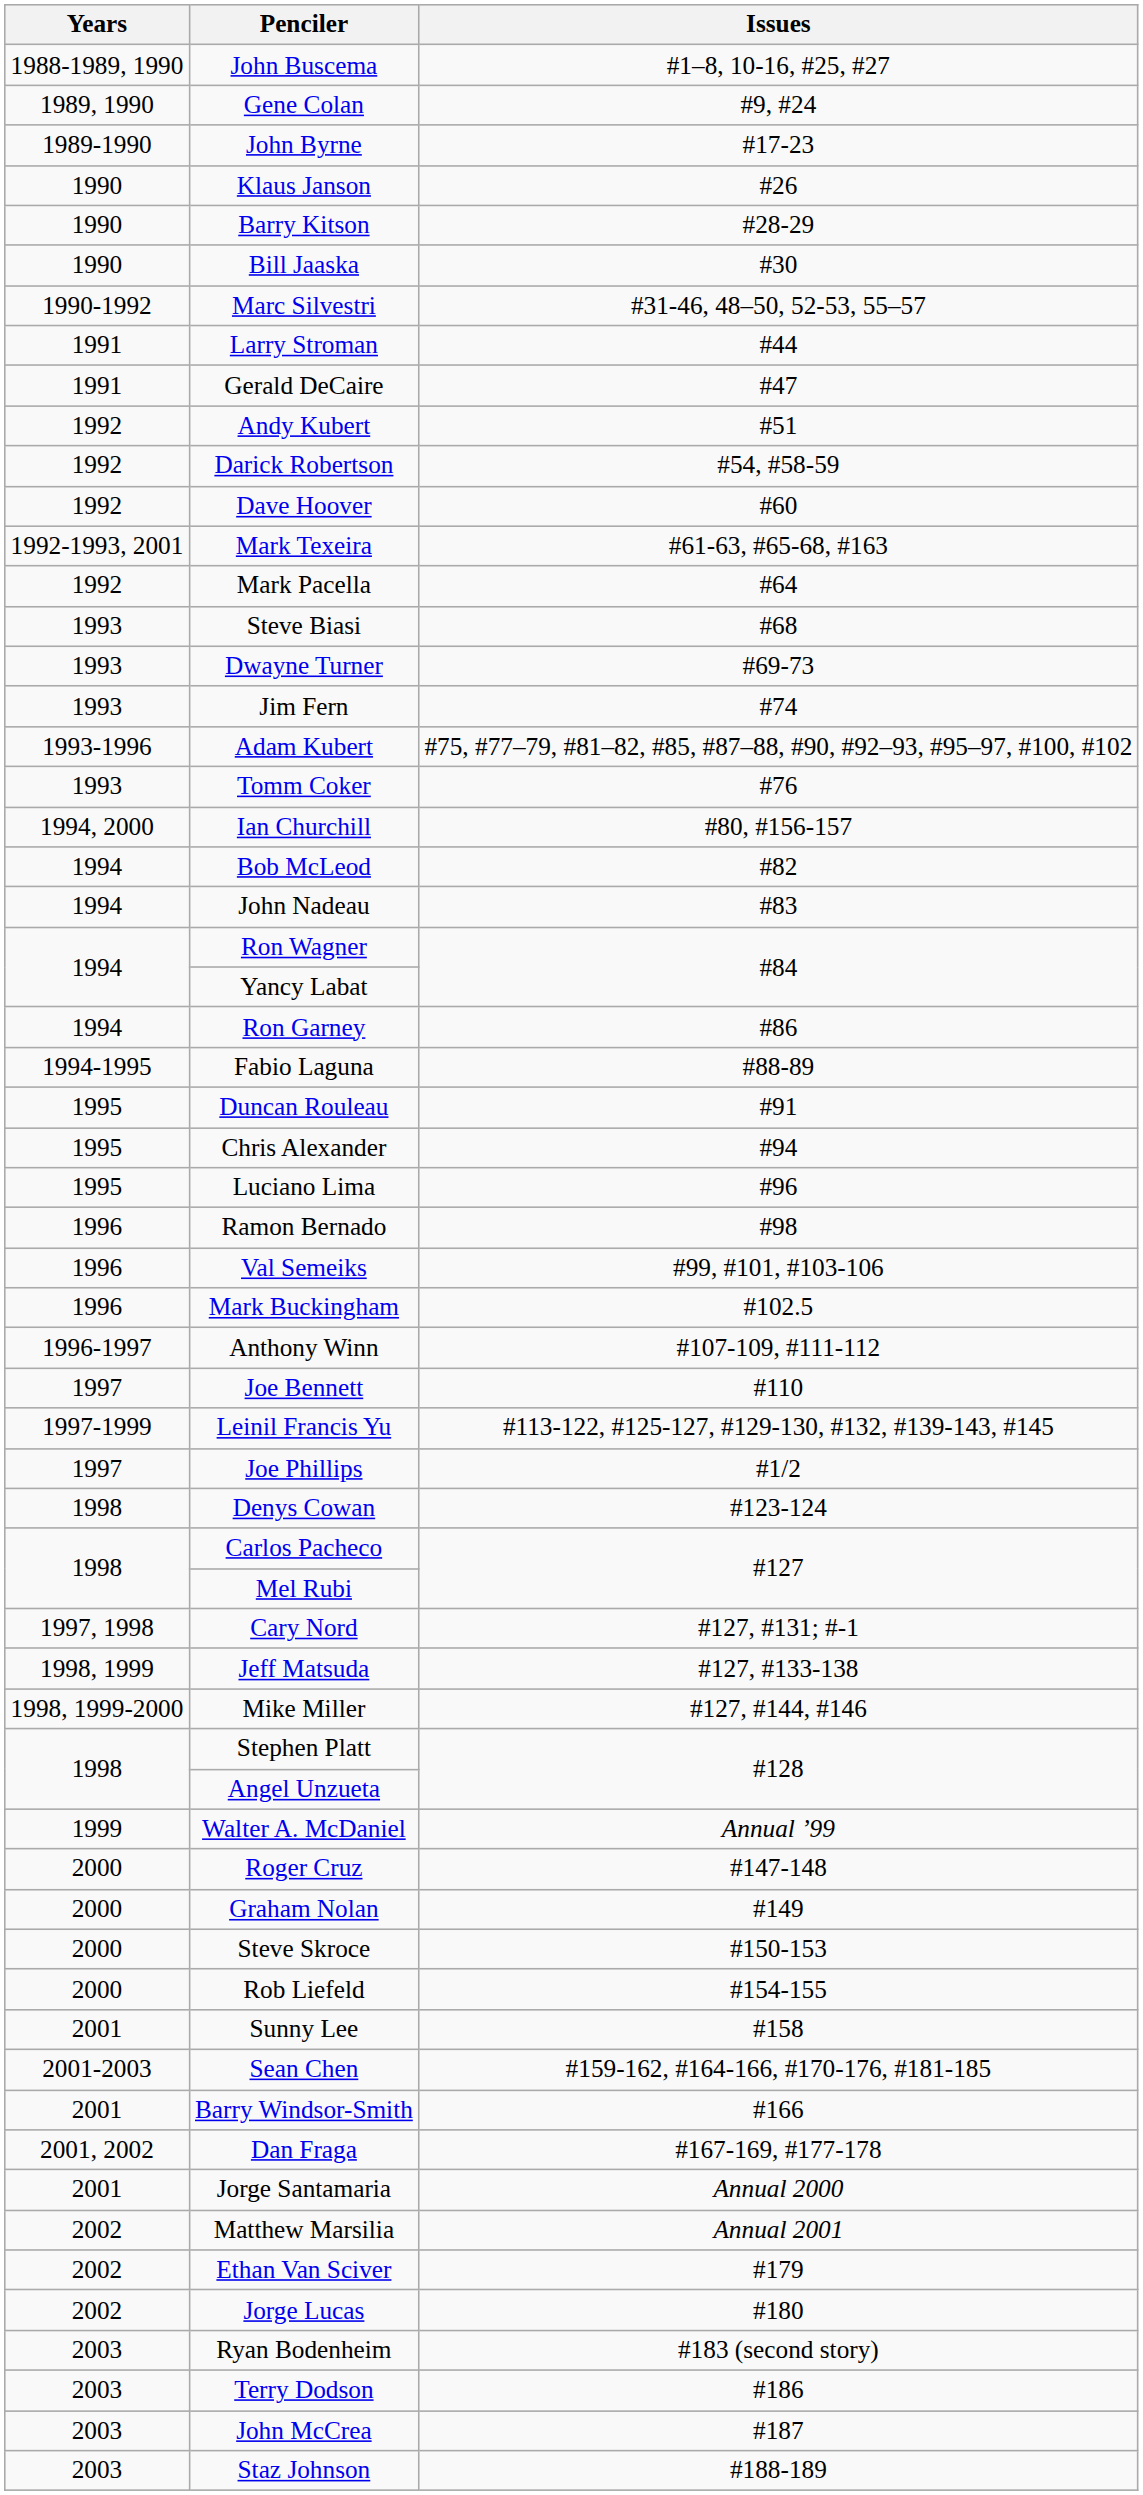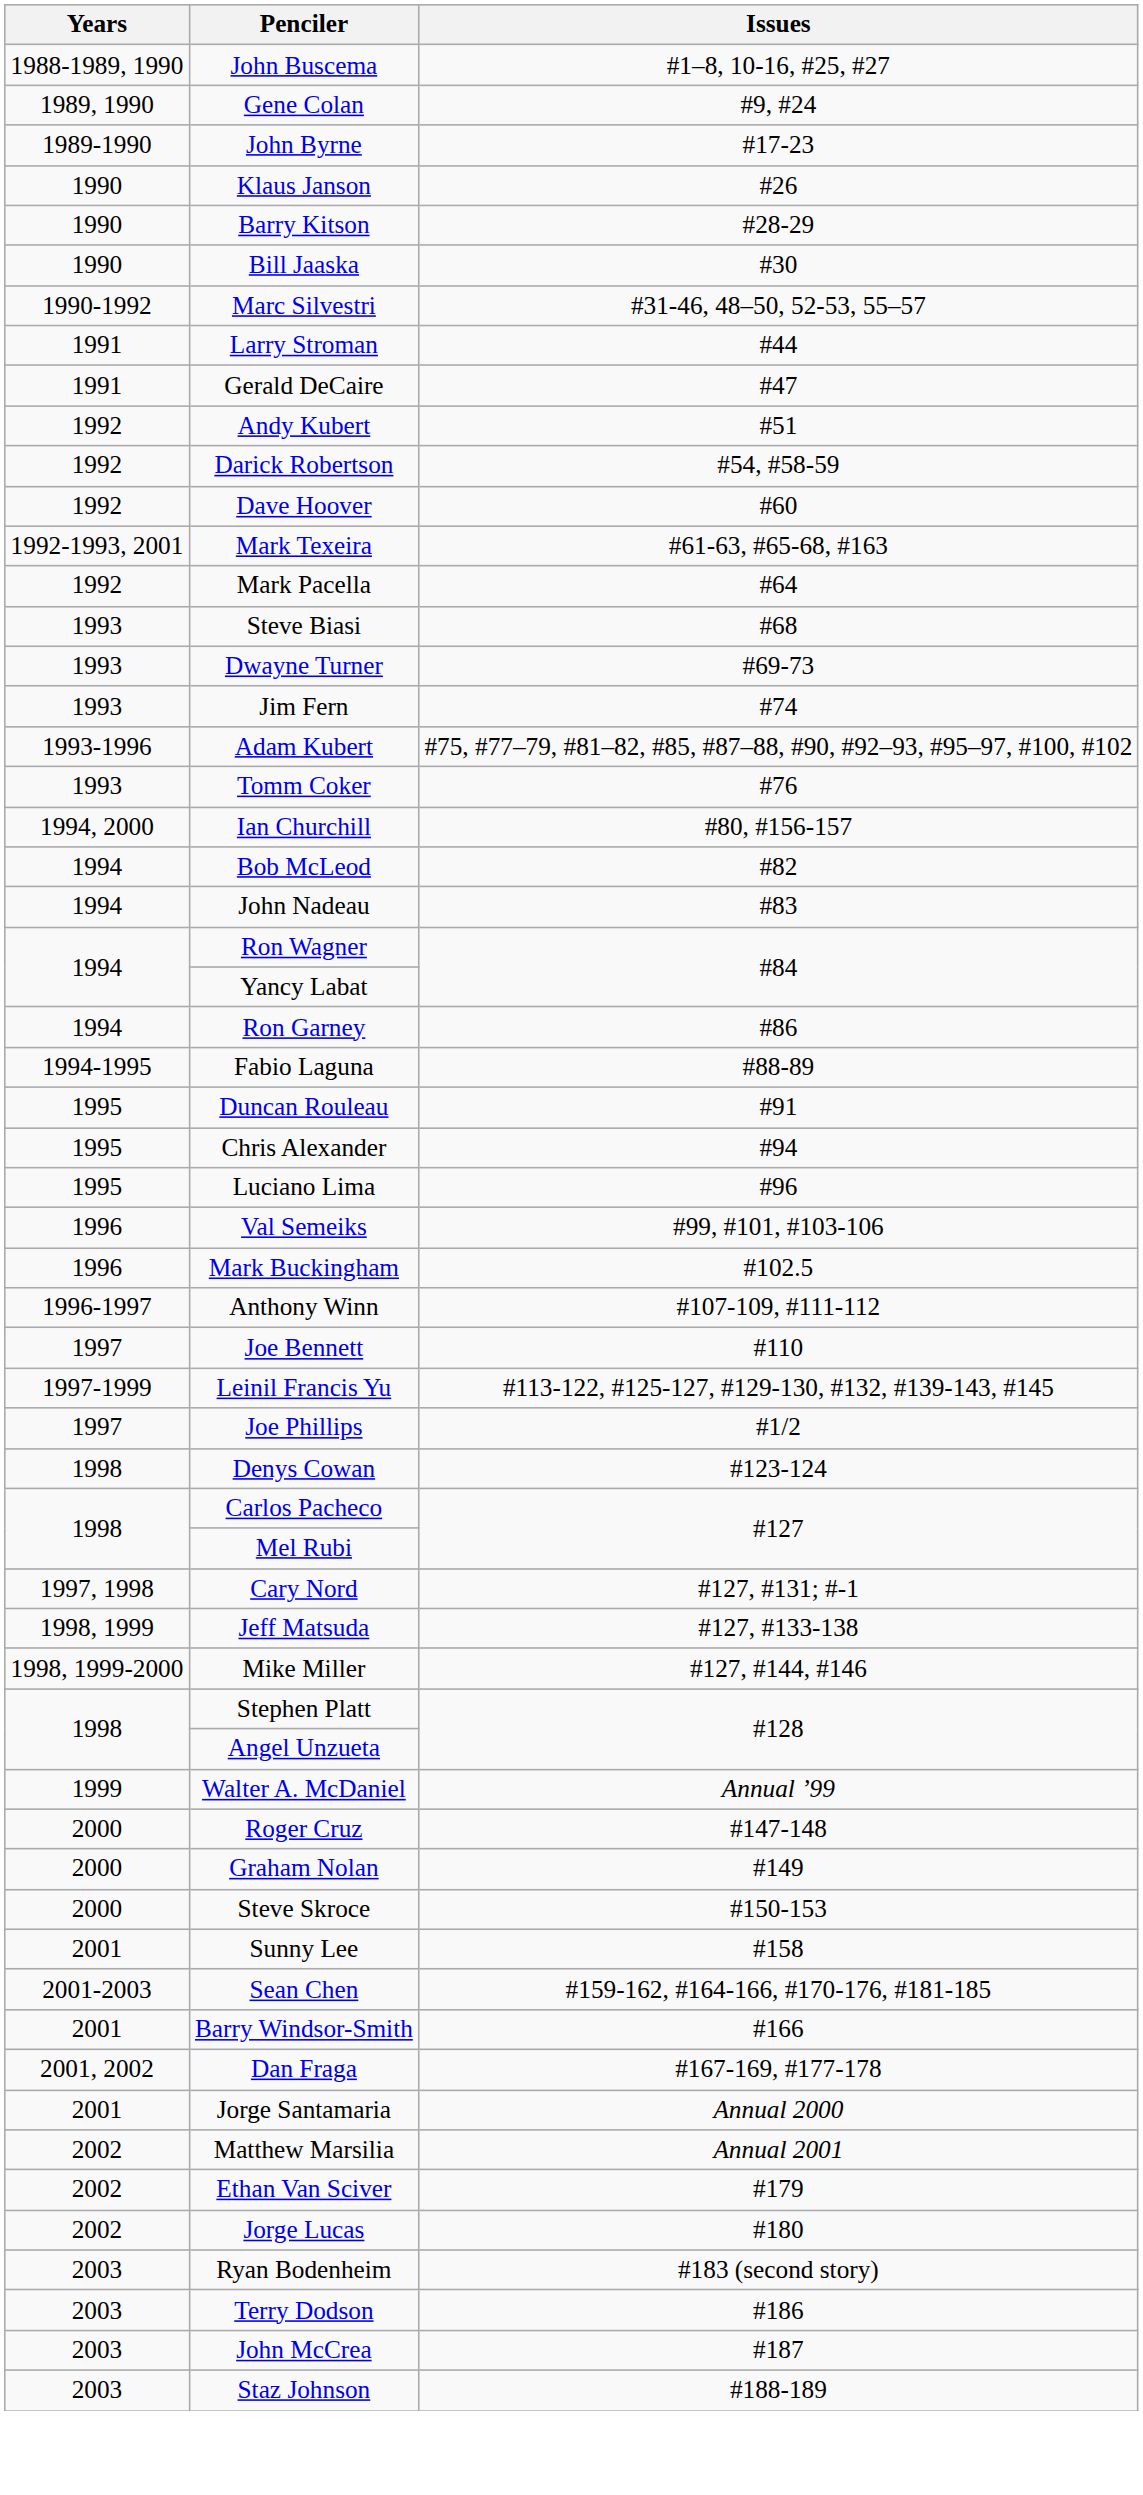- row: (304, 1227)
- row: (304, 1989)
